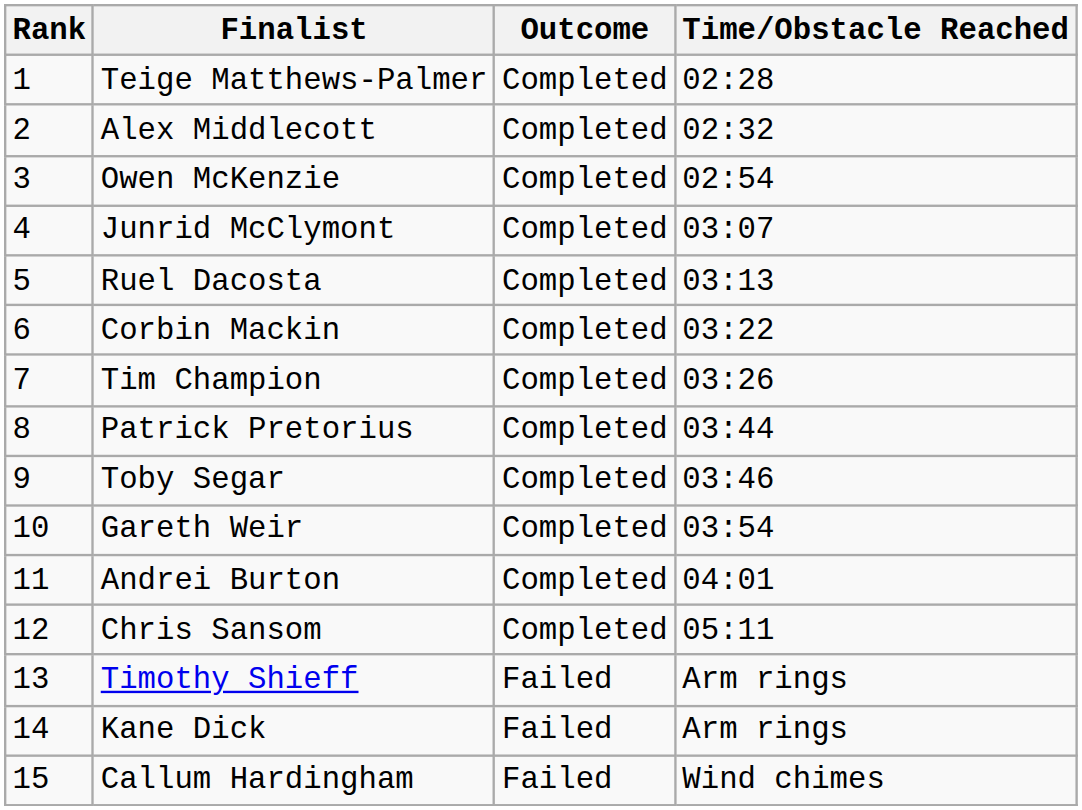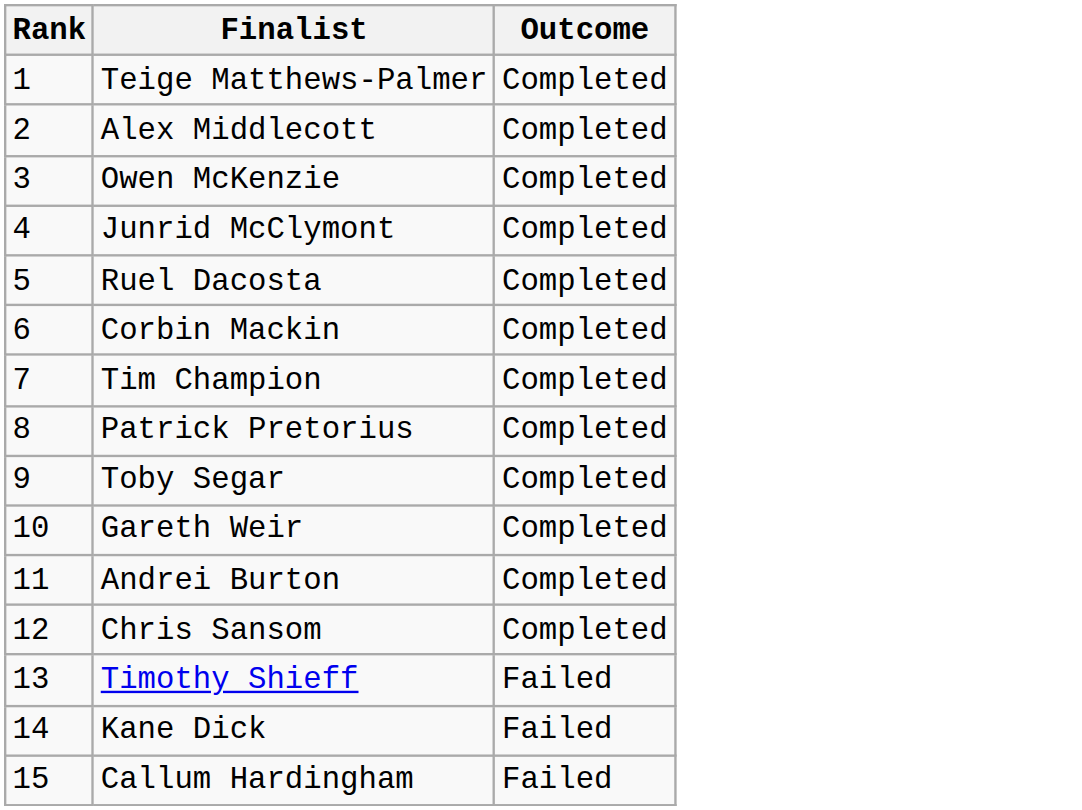- column: (876, 30)
